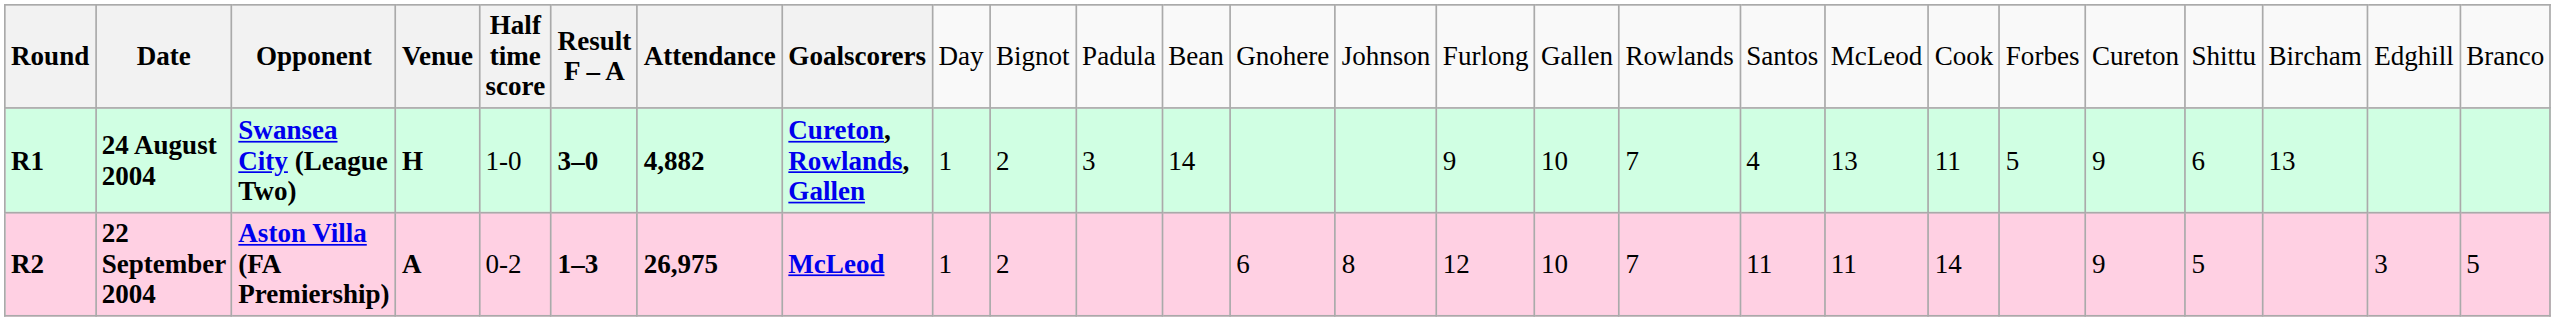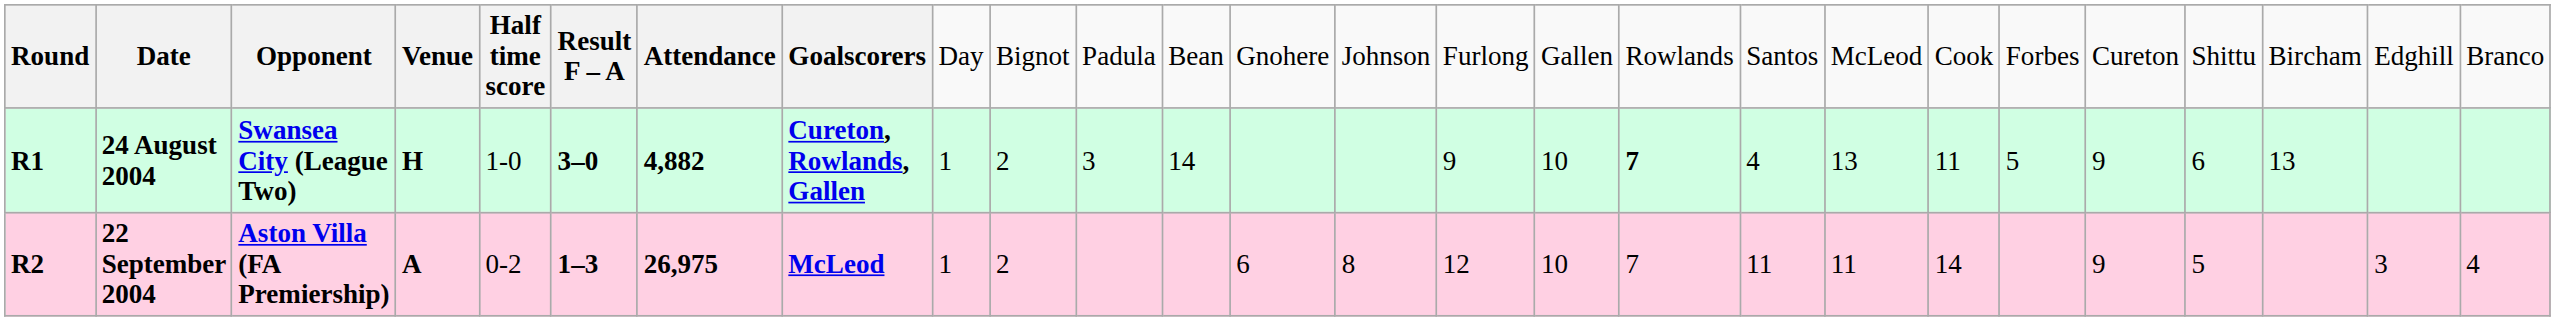(1632, 160) normal -> (1632, 160) bold
(2473, 263) 5 -> (2473, 263) 4
